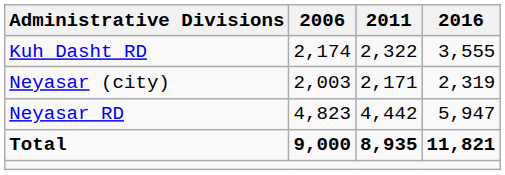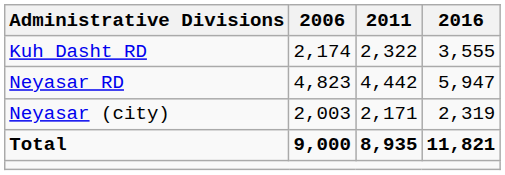rows swapped: (67, 114) <-> (90, 83)
